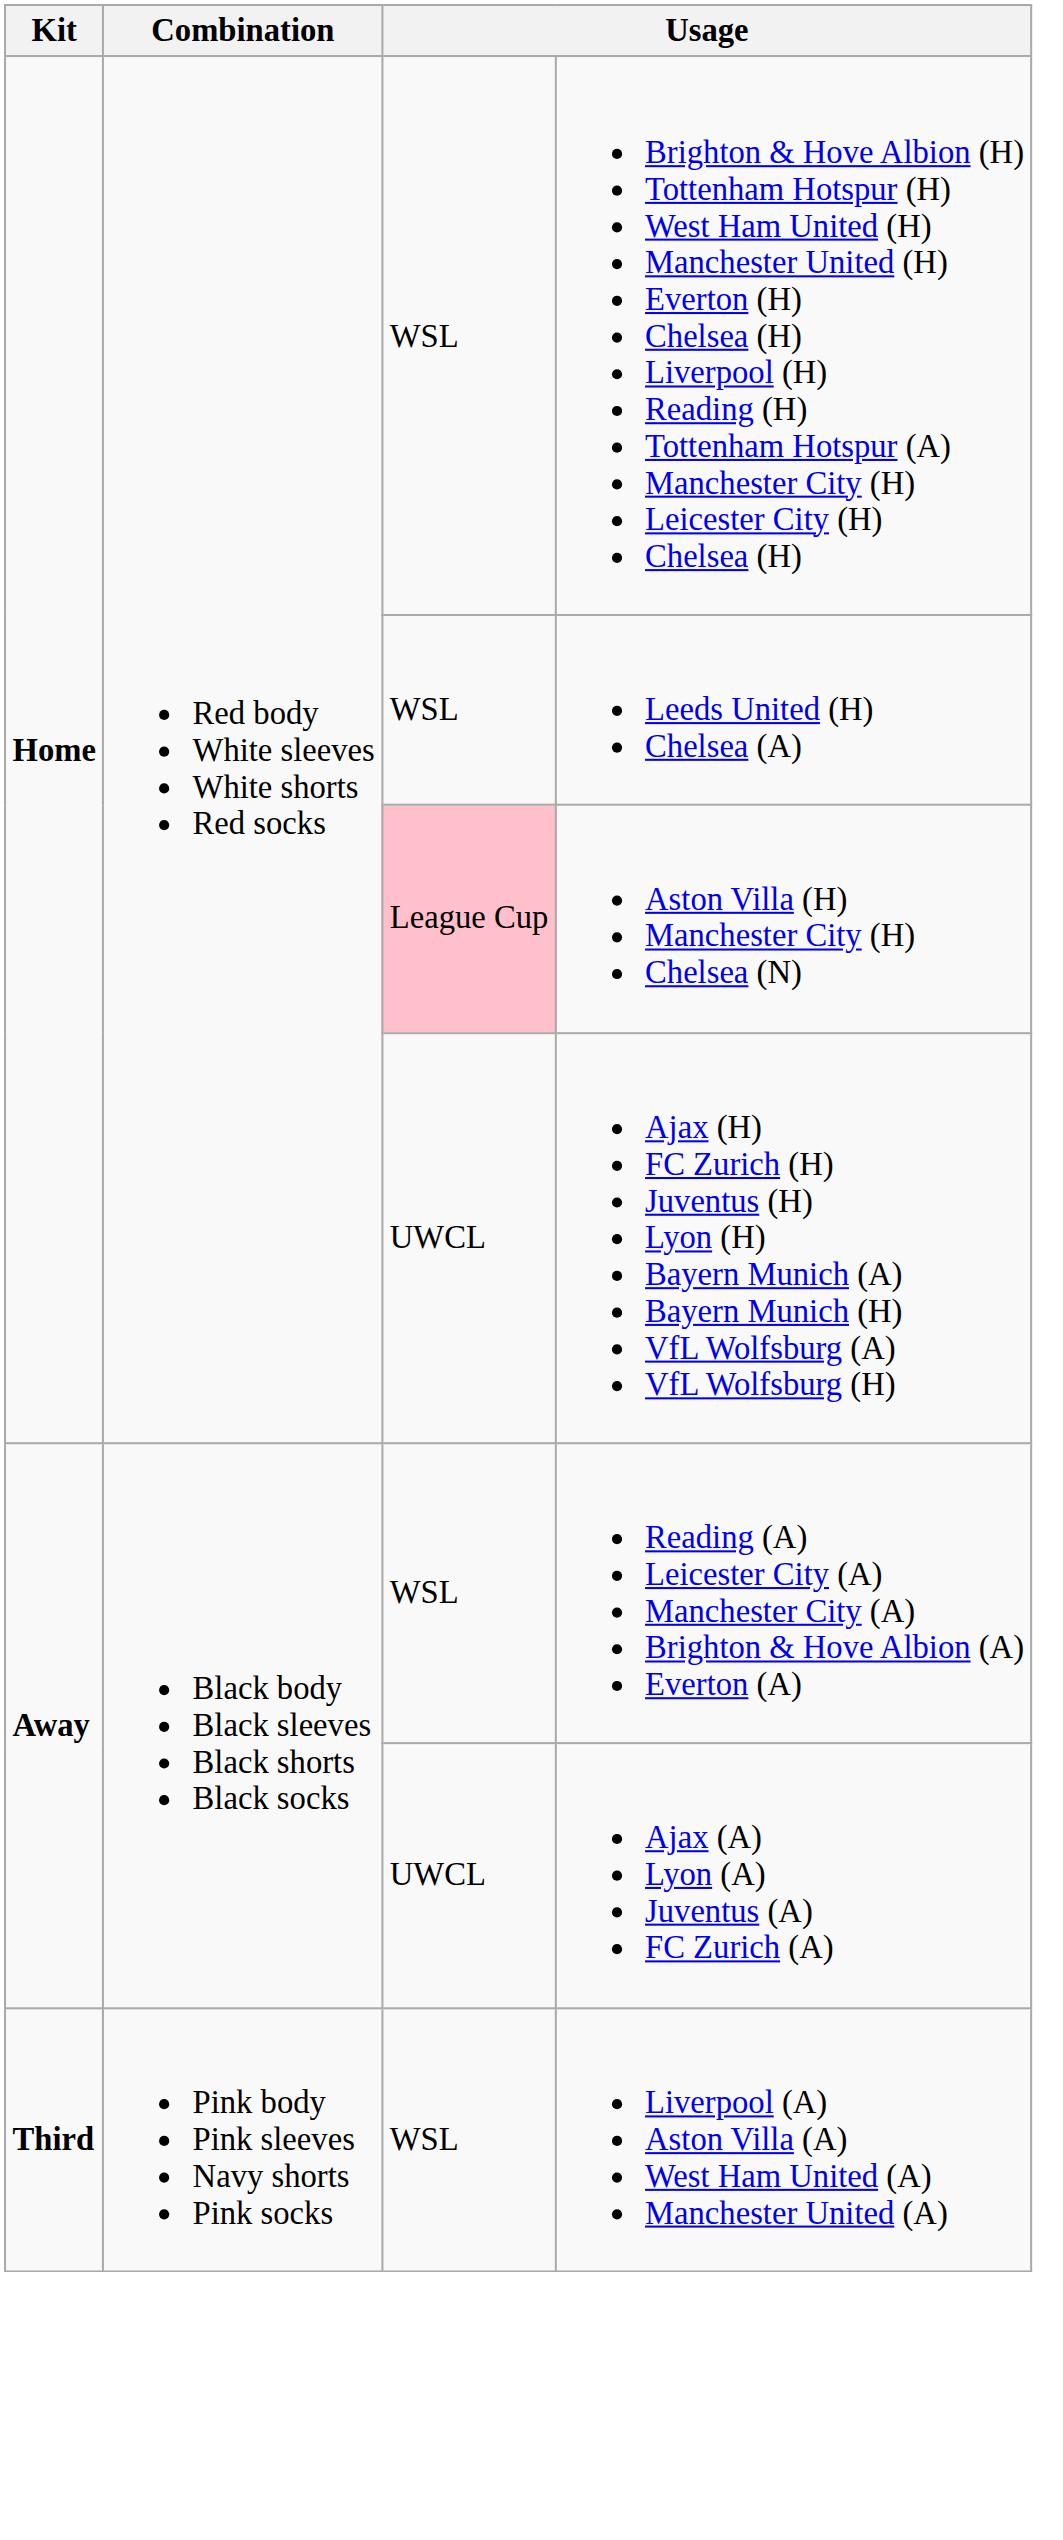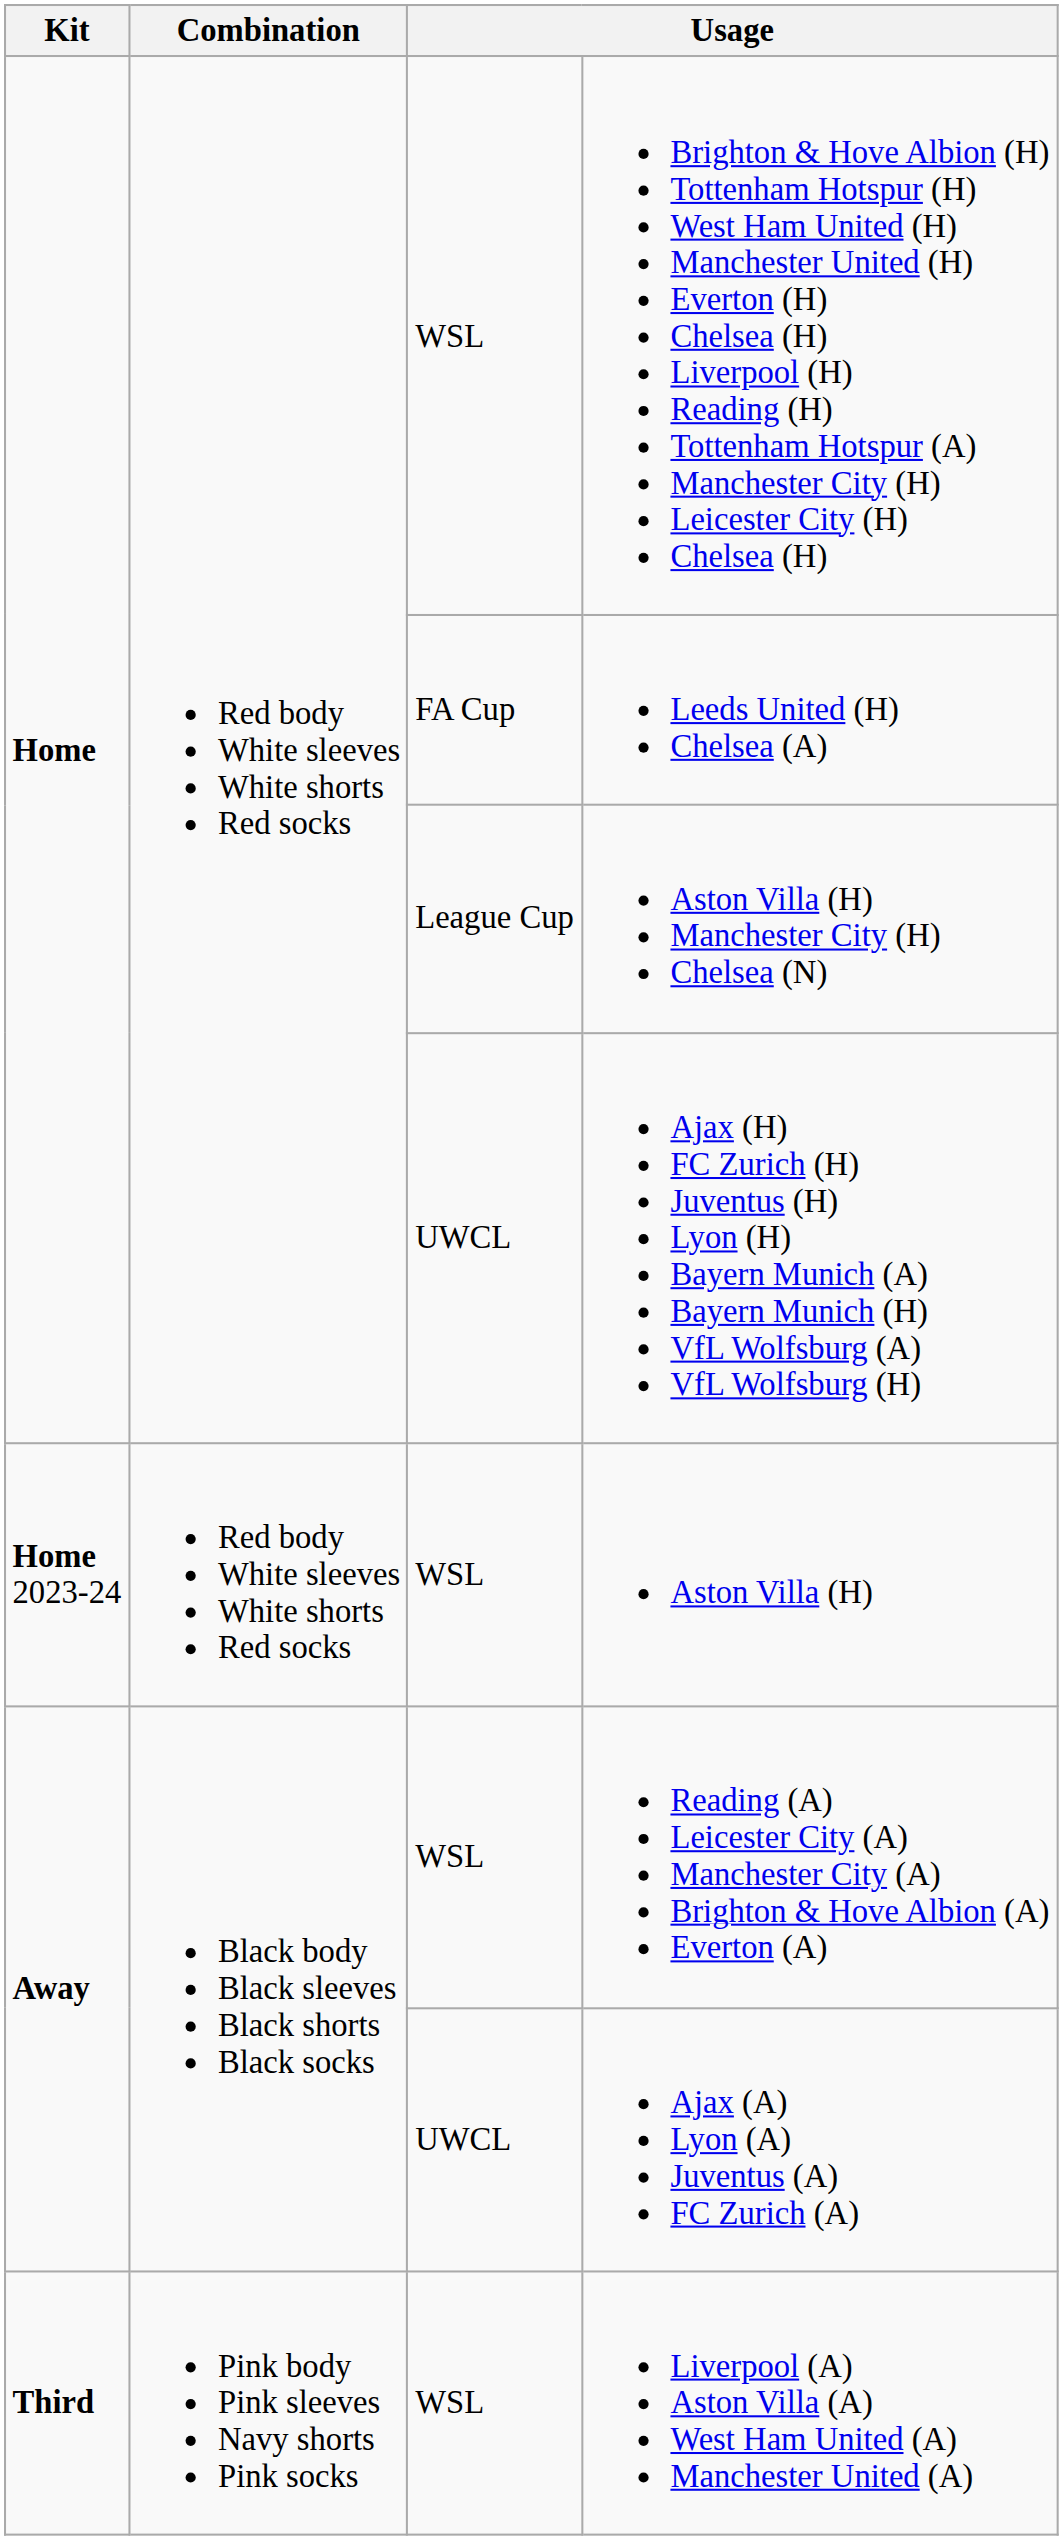(424, 709) WSL -> (465, 709) FA Cup
(469, 918) pink background -> (494, 918) no background
+ row: (819, 1593)
